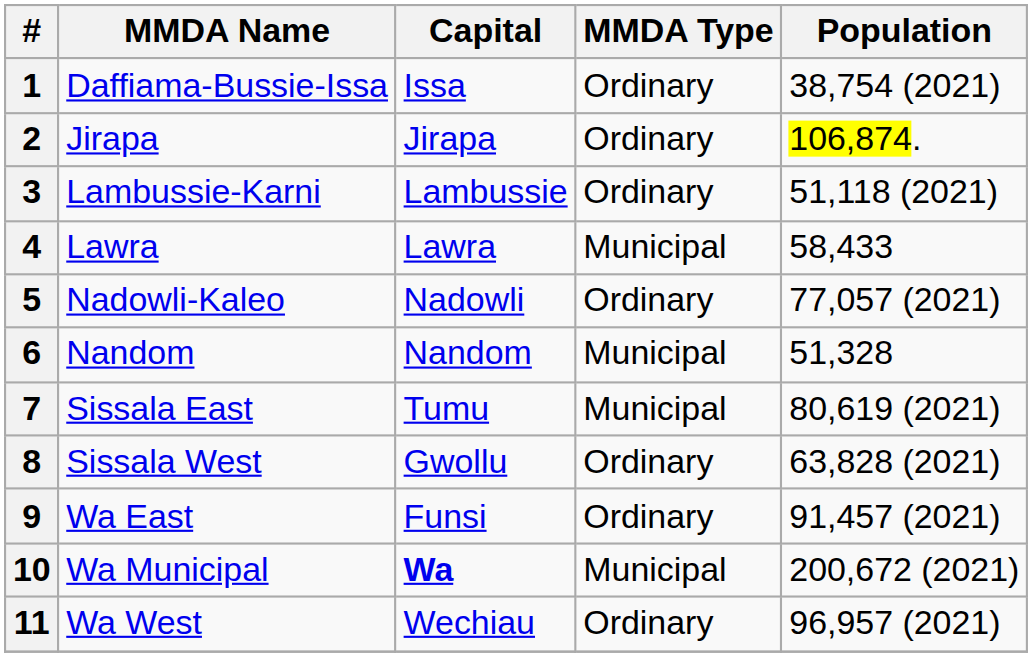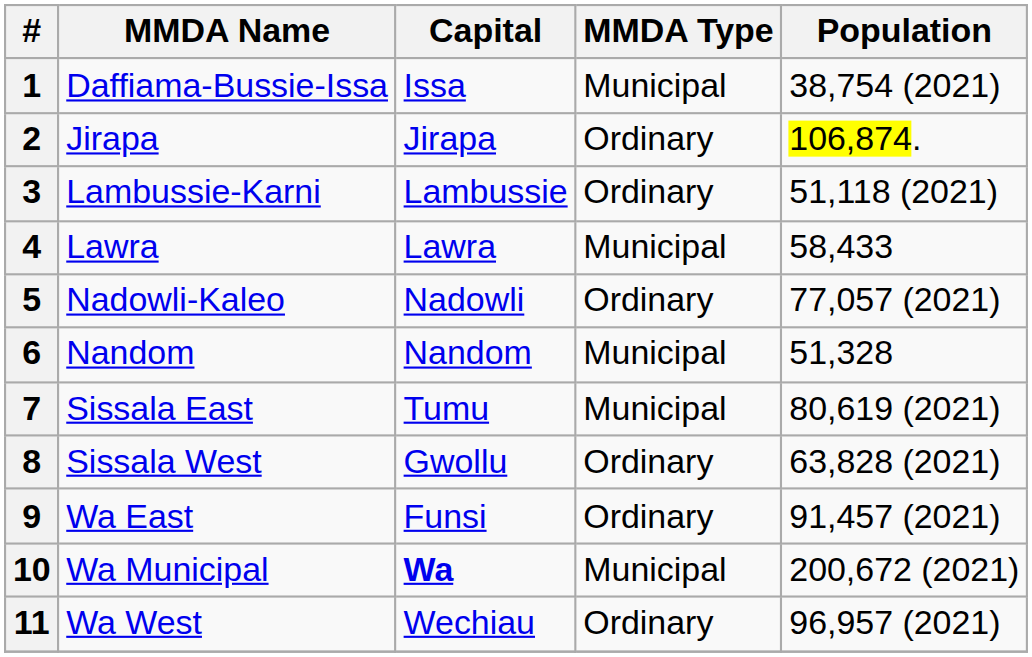(648, 85) Ordinary -> (655, 85) Municipal
